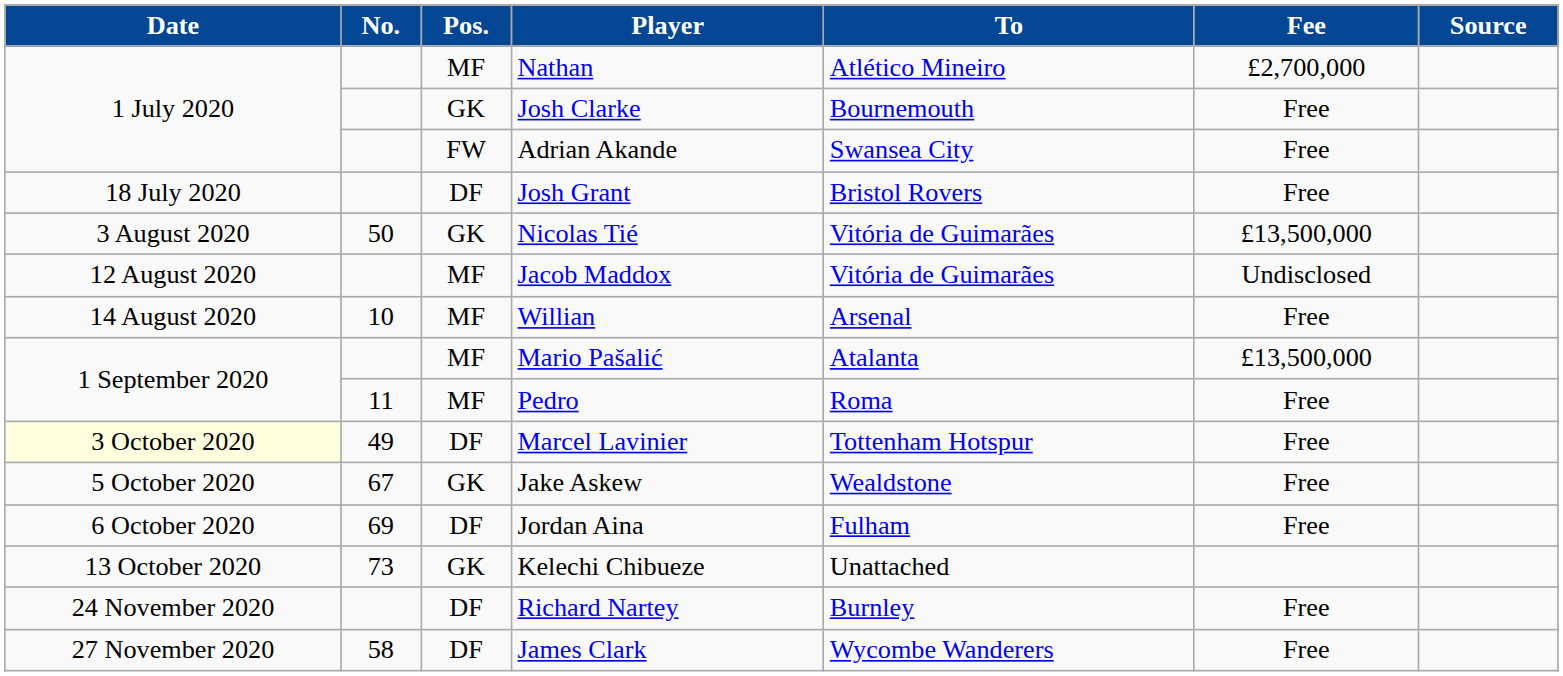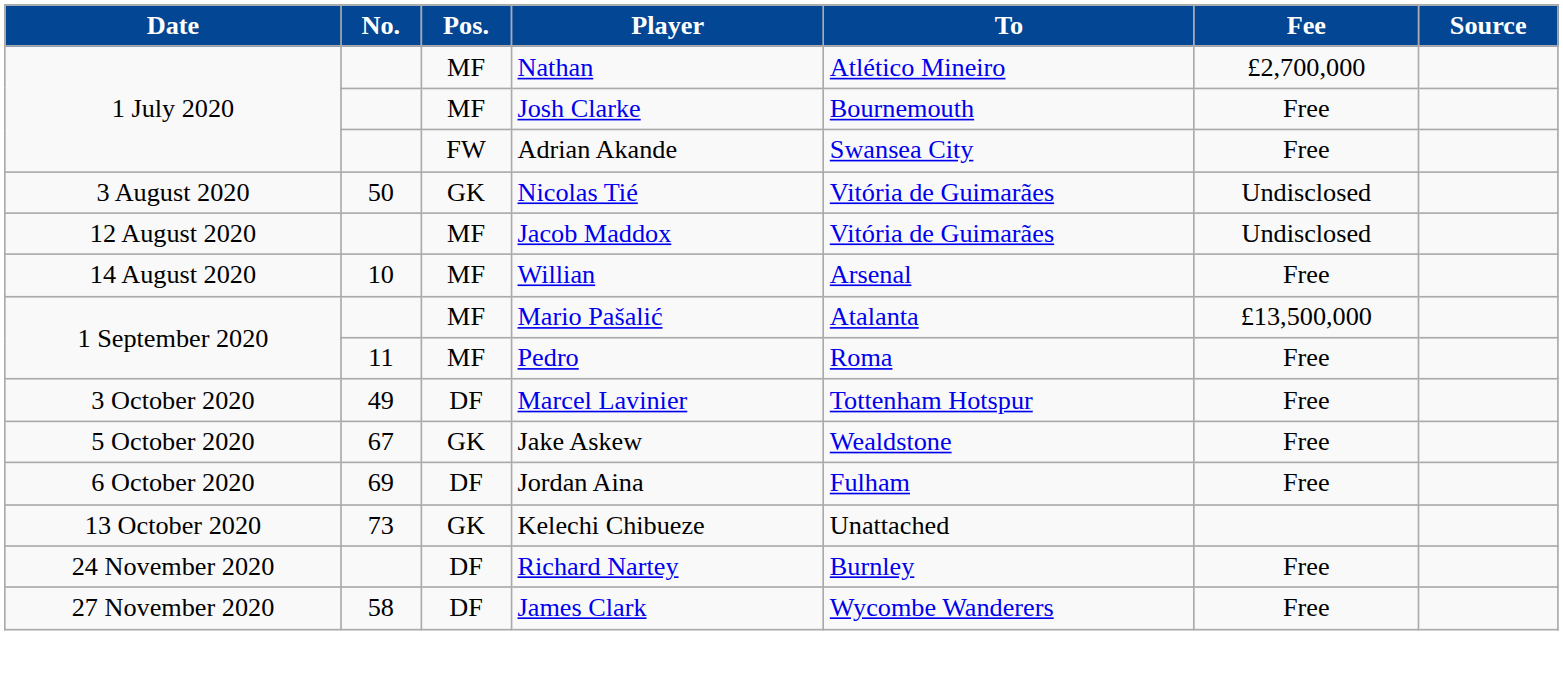(466, 108) GK -> (466, 108) MF
- row: (574, 191)
(1306, 233) £13,500,000 -> (1306, 191) Undisclosed
(173, 441) lightyellow background -> (173, 399) no background
